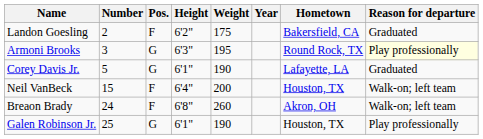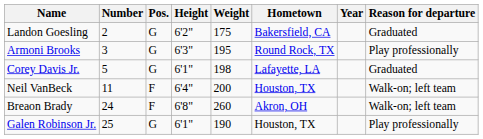columns swapped: (266, 13) <-> (323, 13)
(152, 32) F -> (153, 32) G
(414, 50) lightyellow background -> (414, 50) no background
(222, 69) 190 -> (222, 69) 198
(108, 87) 15 -> (107, 87) 11
